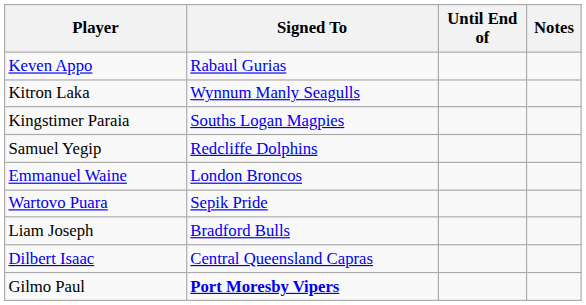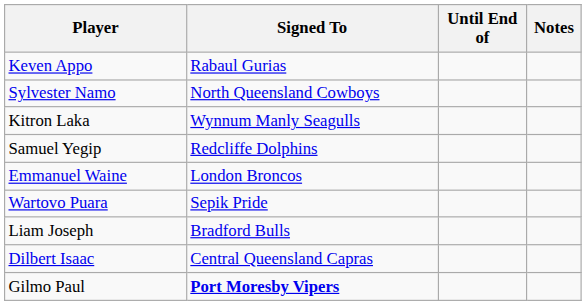+ row: (62, 93)
- row: (69, 121)
